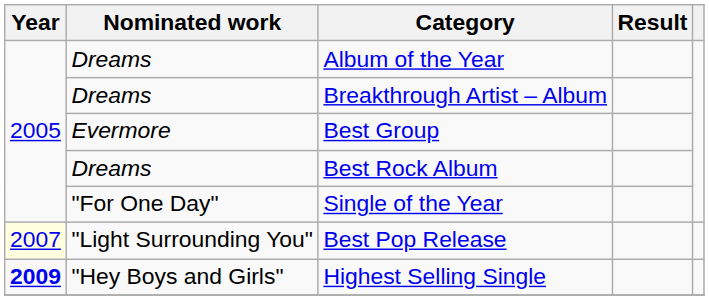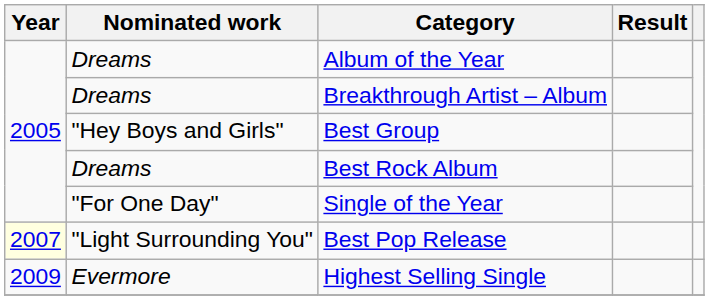(121, 131) Evermore -> (177, 131) "Hey Boys and Girls"
(35, 276) bold -> (35, 276) normal
(177, 276) "Hey Boys and Girls" -> (121, 276) Evermore
